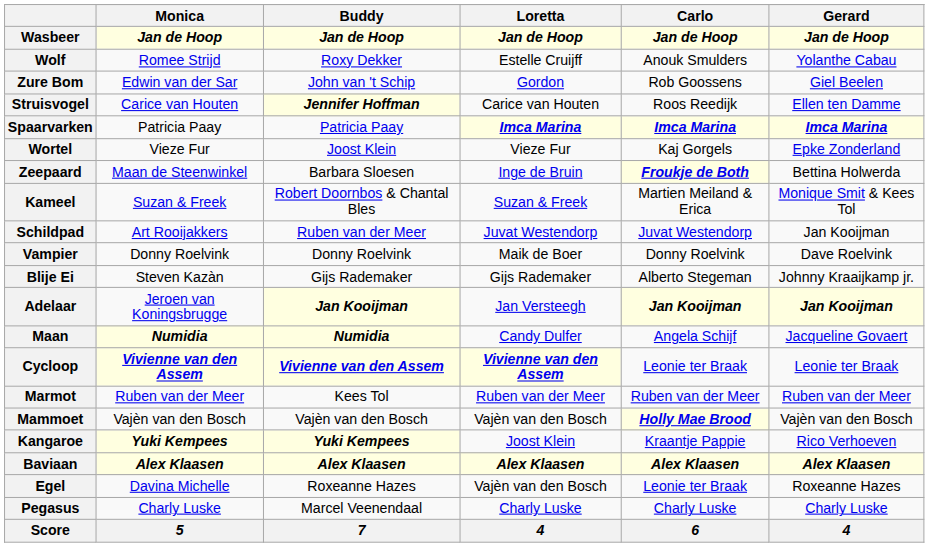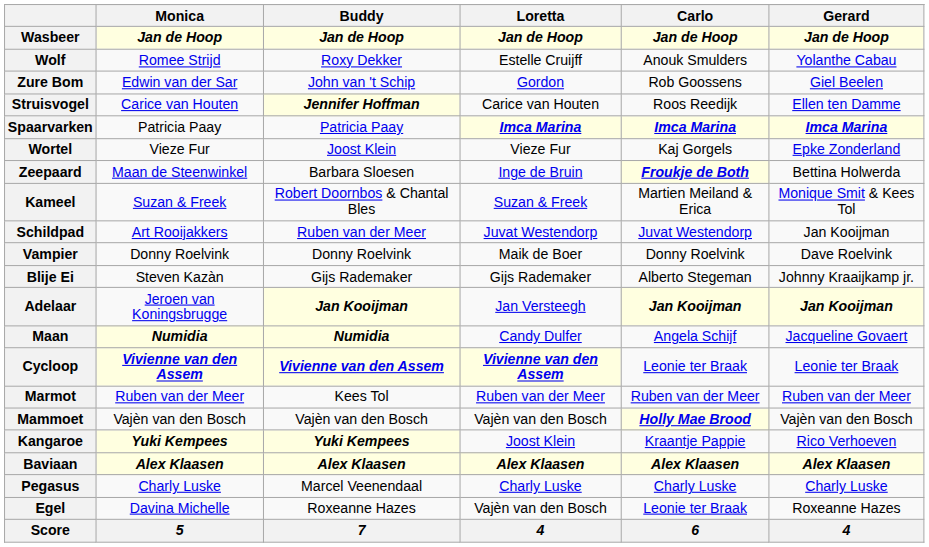rows swapped: (50, 486) <-> (50, 508)
